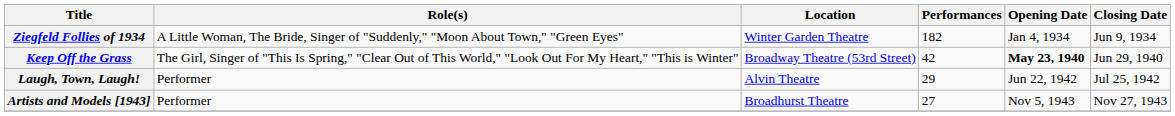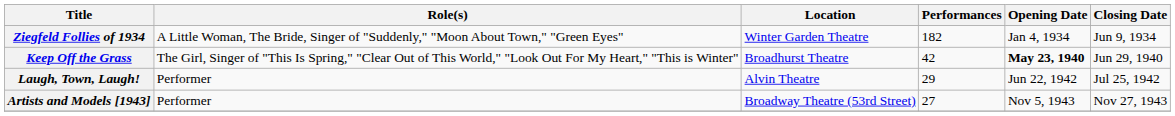(830, 57) Broadway Theatre (53rd Street) -> (797, 57) Broadhurst Theatre
(797, 100) Broadhurst Theatre -> (830, 100) Broadway Theatre (53rd Street)
